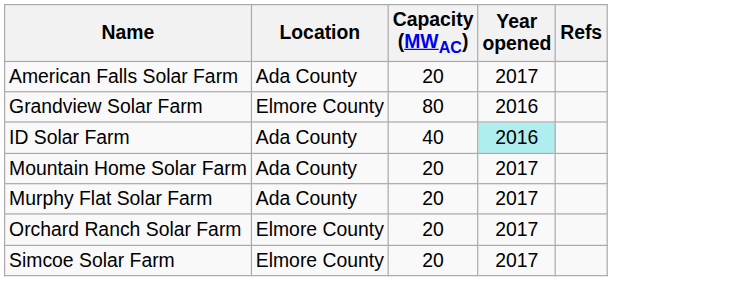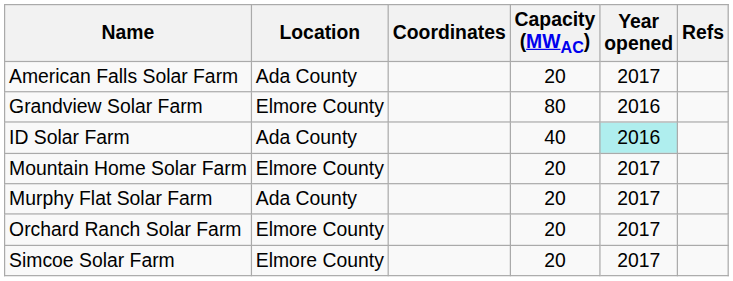+ column: (449, 32)
(306, 168) Ada County -> (320, 168) Elmore County
